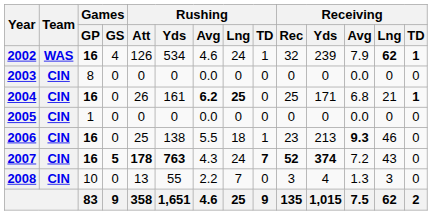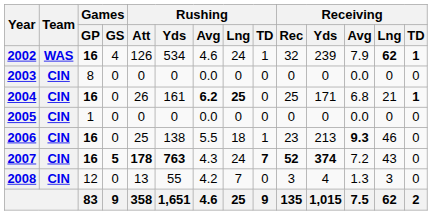(90, 179) 10 -> (90, 179) 12
(208, 179) 2.2 -> (208, 179) 4.2
